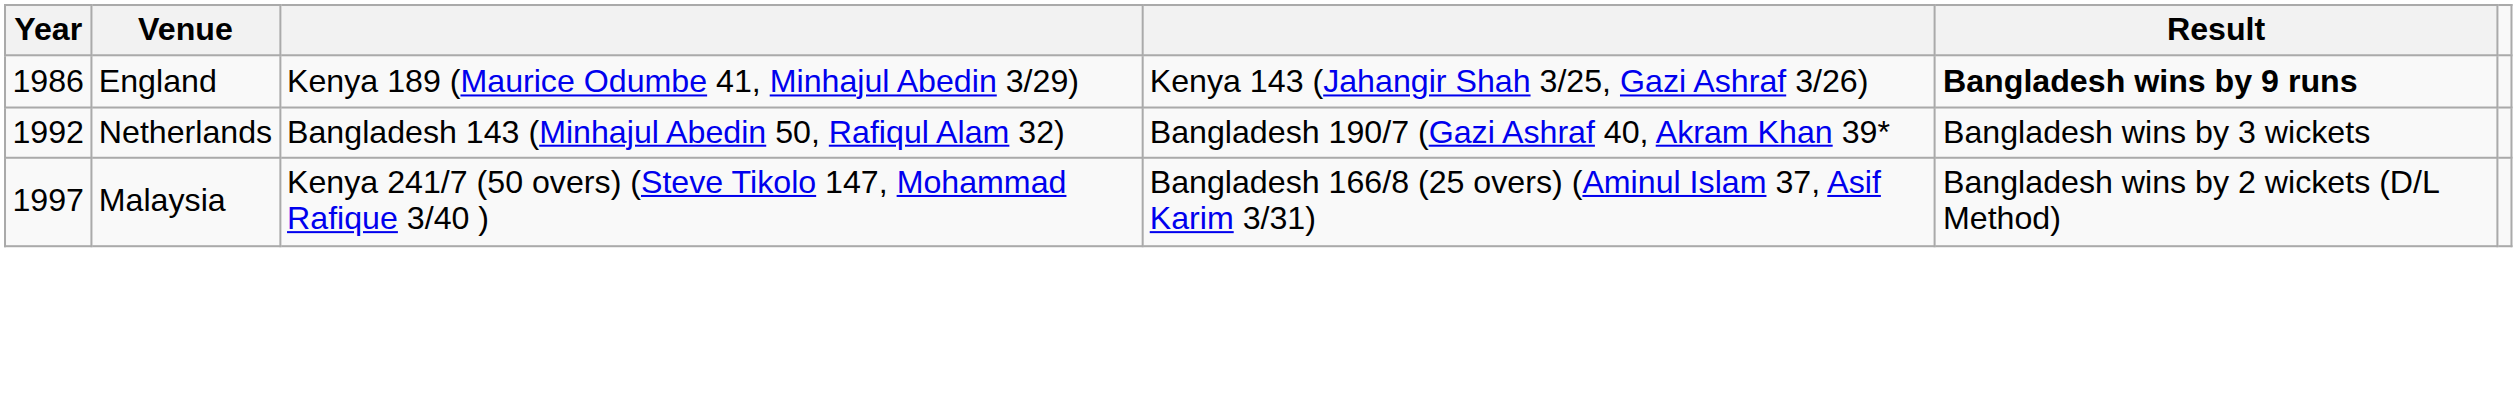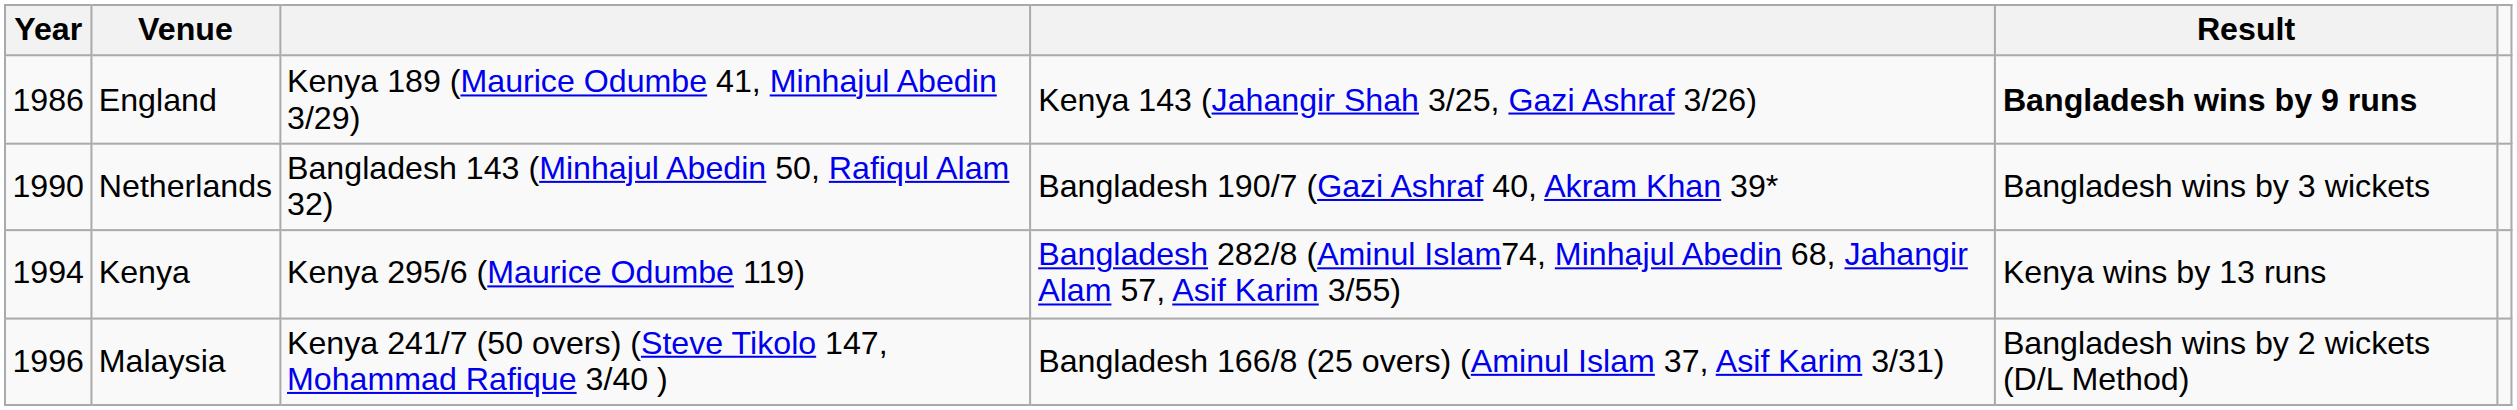(48, 132) 1992 -> (48, 186) 1990
+ row: (144, 273)
(48, 201) 1997 -> (48, 360) 1996
